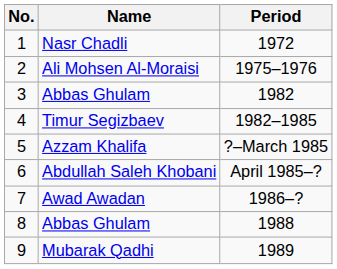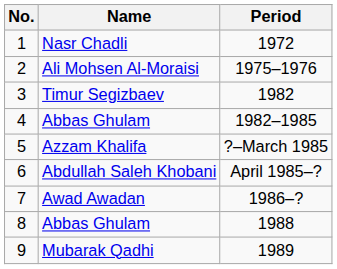(96, 95) Abbas Ghulam -> (103, 95) Timur Segizbaev
(103, 120) Timur Segizbaev -> (96, 120) Abbas Ghulam
